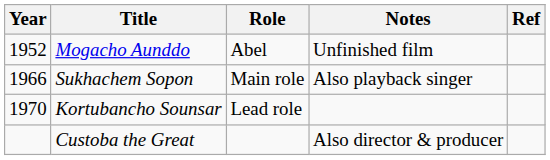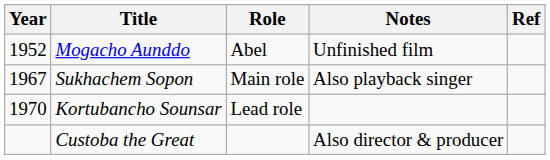(28, 79) 1966 -> (28, 79) 1967
